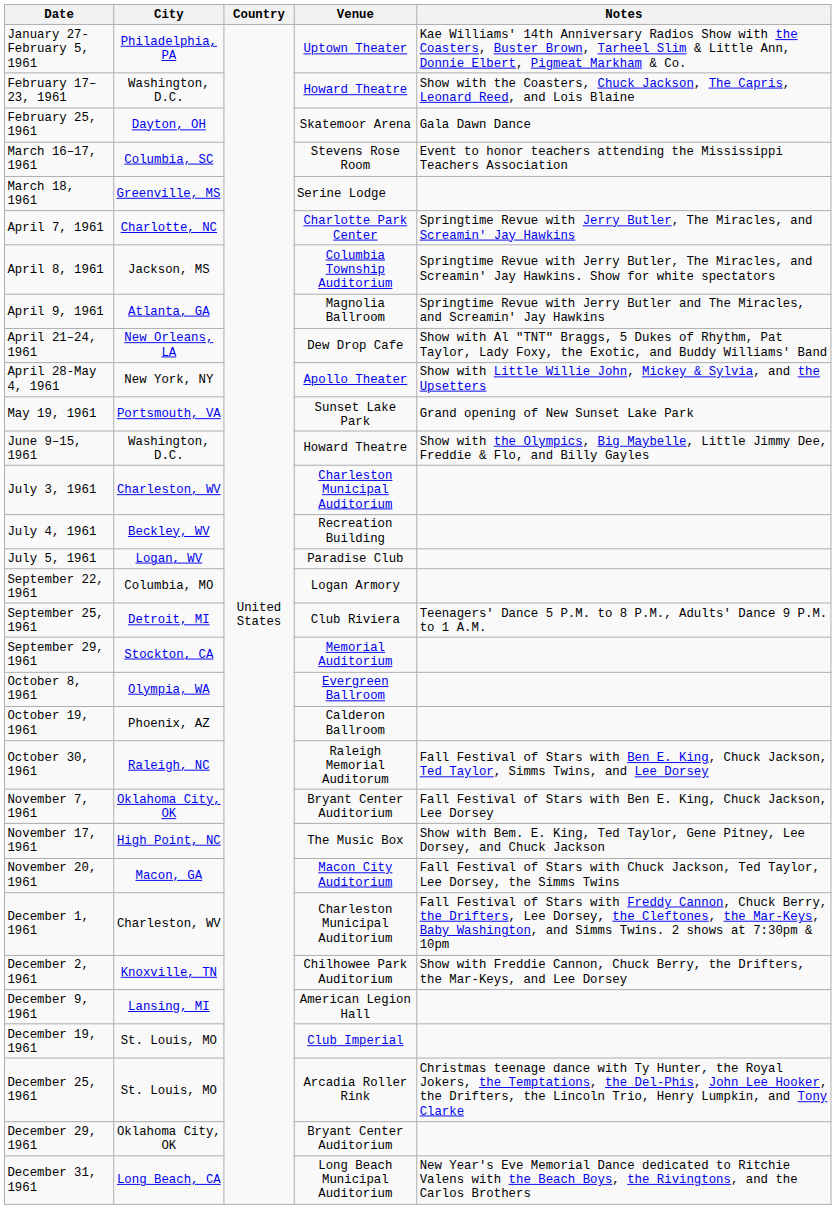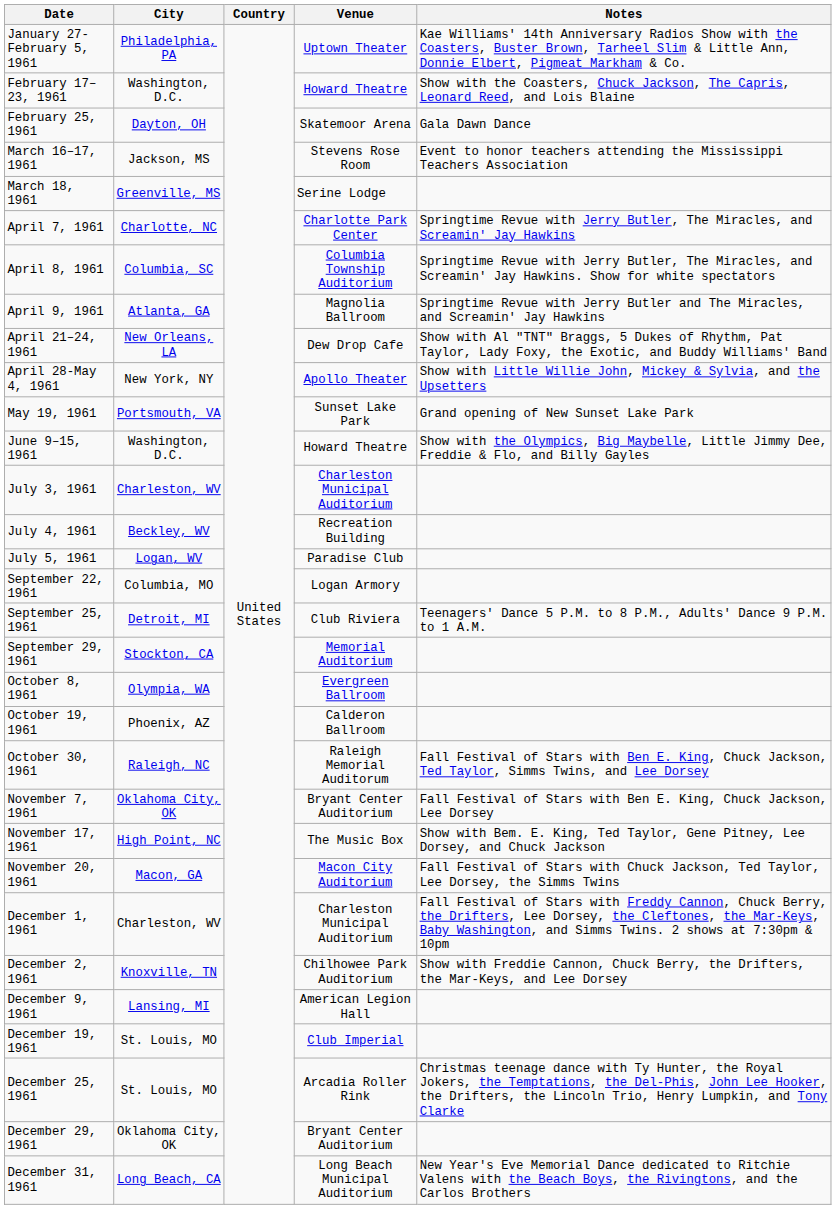(169, 159) Columbia, SC -> (169, 159) Jackson, MS
(169, 269) Jackson, MS -> (169, 269) Columbia, SC
